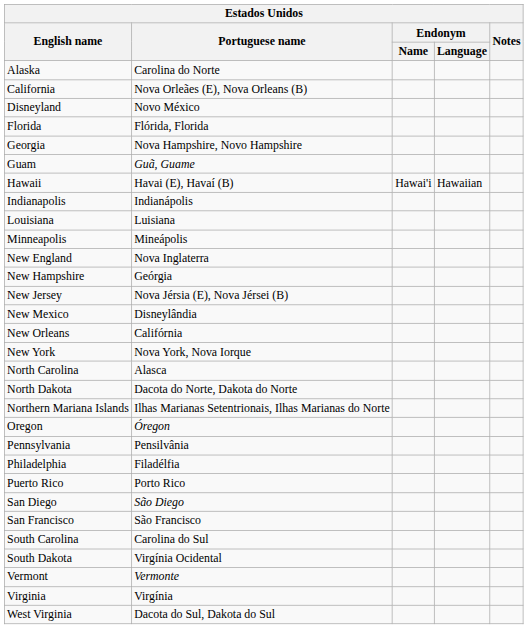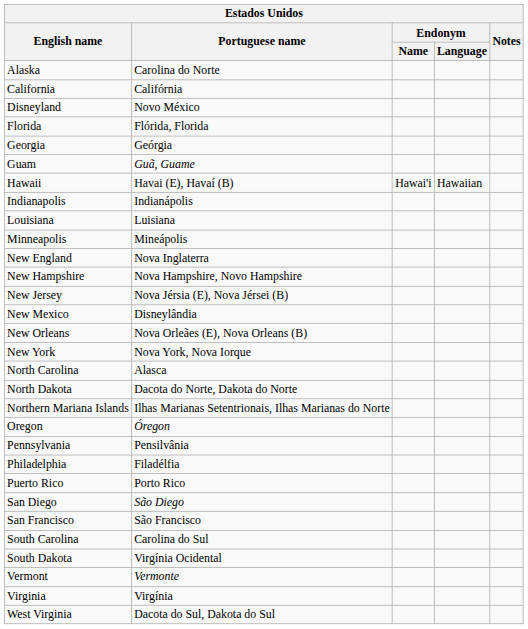(221, 88) Nova Orleães (E), Nova Orleans (B) -> (158, 88) Califórnia
(218, 145) Nova Hampshire, Novo Hampshire -> (153, 145) Geórgia
(153, 276) Geórgia -> (218, 276) Nova Hampshire, Novo Hampshire
(158, 333) Califórnia -> (221, 333) Nova Orleães (E), Nova Orleans (B)
